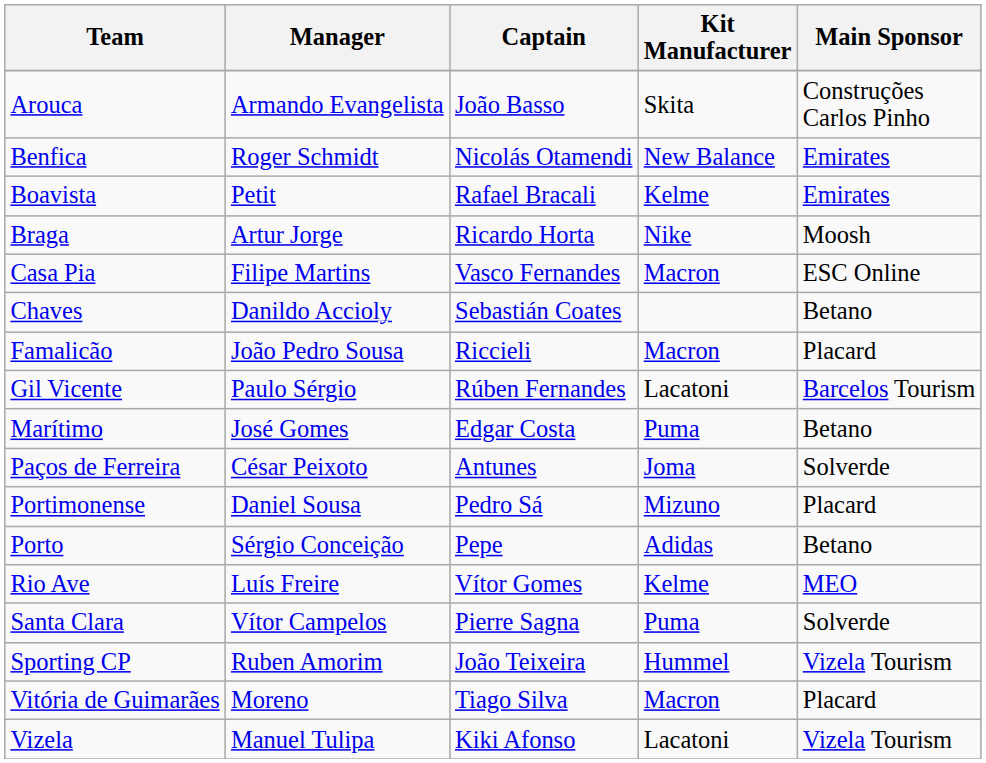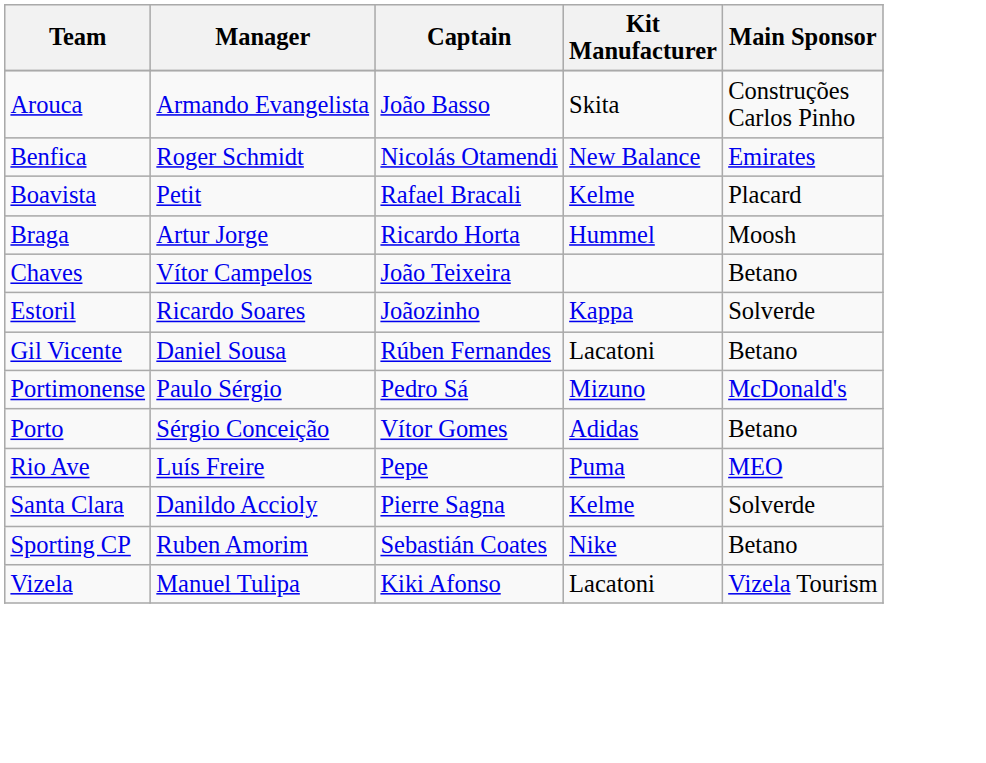(846, 195) Emirates -> (765, 195) Placard
(668, 234) Nike -> (612, 234) Hummel
- row: (53, 273)
(312, 311) Danildo Accioly -> (234, 273) Vítor Campelos
(538, 311) Sebastián Coates -> (446, 273) João Teixeira
+ row: (43, 311)
- row: (61, 350)
(294, 389) Paulo Sérgio -> (221, 350) Daniel Sousa
(889, 389) Barcelos Tourism -> (763, 350) Betano
- row: (57, 428)
- row: (95, 467)
(296, 506) Daniel Sousa -> (219, 389) Paulo Sérgio
(839, 506) Placard -> (787, 389) McDonald's
(479, 544) Pepe -> (444, 428) Vítor Gomes
(519, 583) Vítor Gomes -> (404, 467) Pepe
(676, 583) Kelme -> (597, 467) Puma
(309, 622) Vítor Campelos -> (237, 506) Danildo Accioly
(672, 622) Puma -> (602, 506) Kelme
(520, 661) João Teixeira -> (464, 544) Sebastián Coates
(687, 661) Hummel -> (593, 544) Nike
(877, 661) Vizela Tourism -> (763, 544) Betano
- row: (115, 700)
